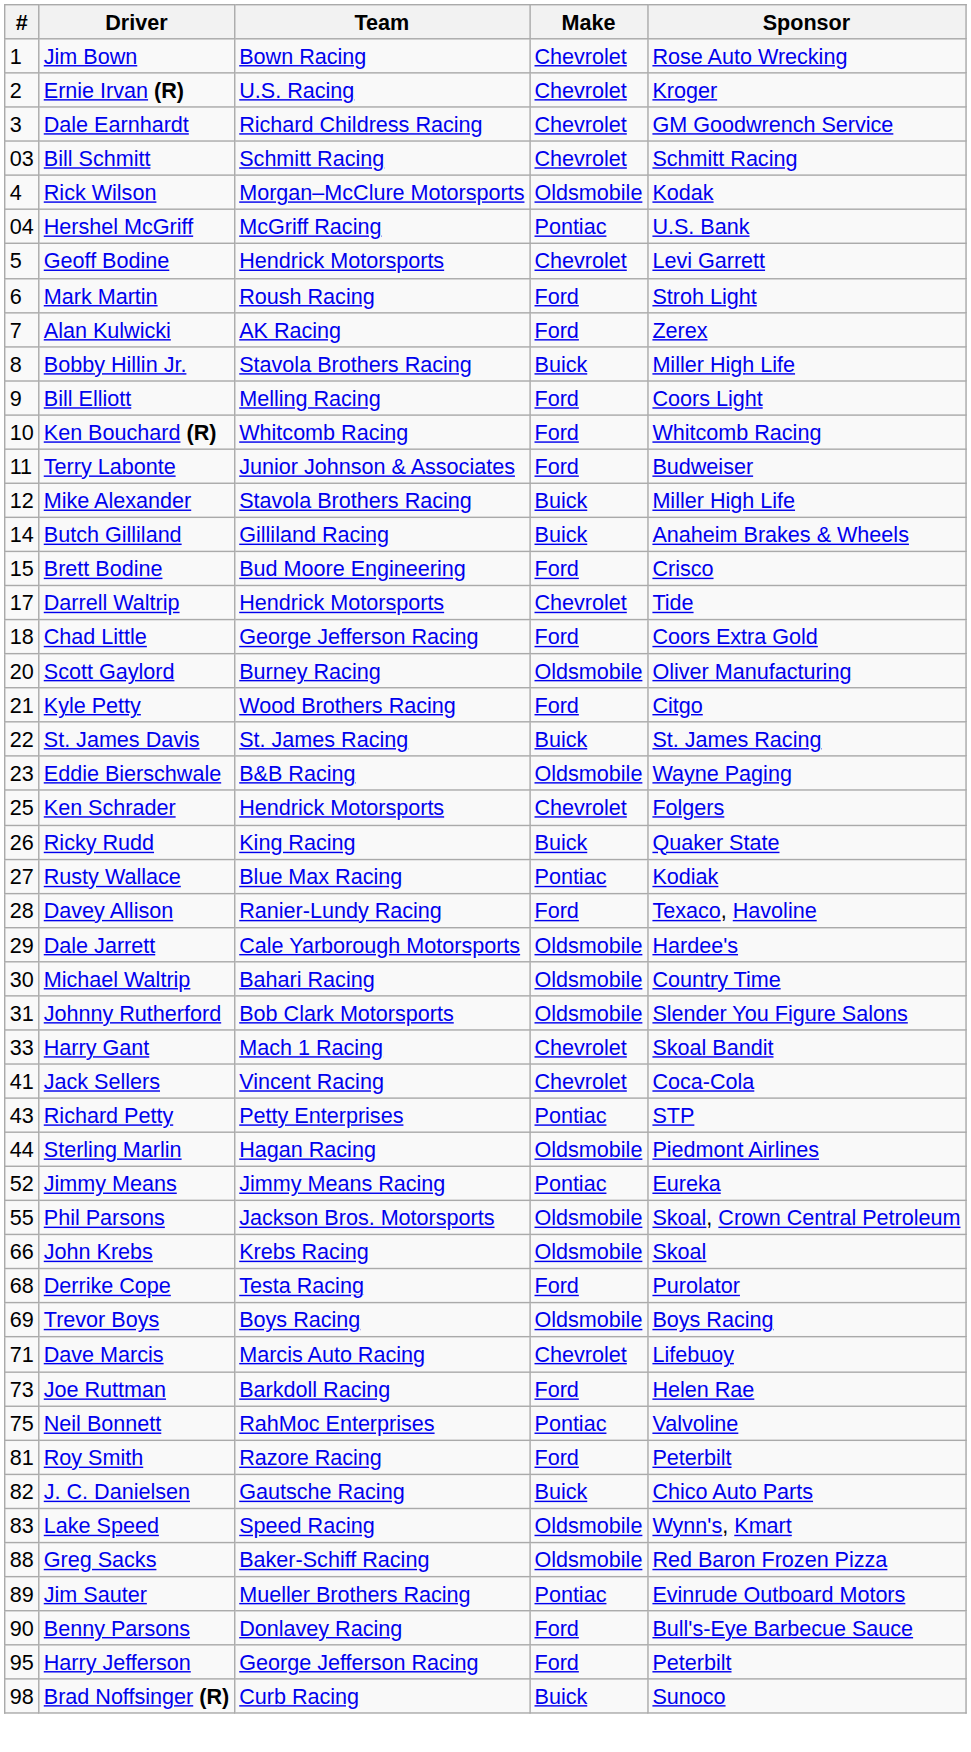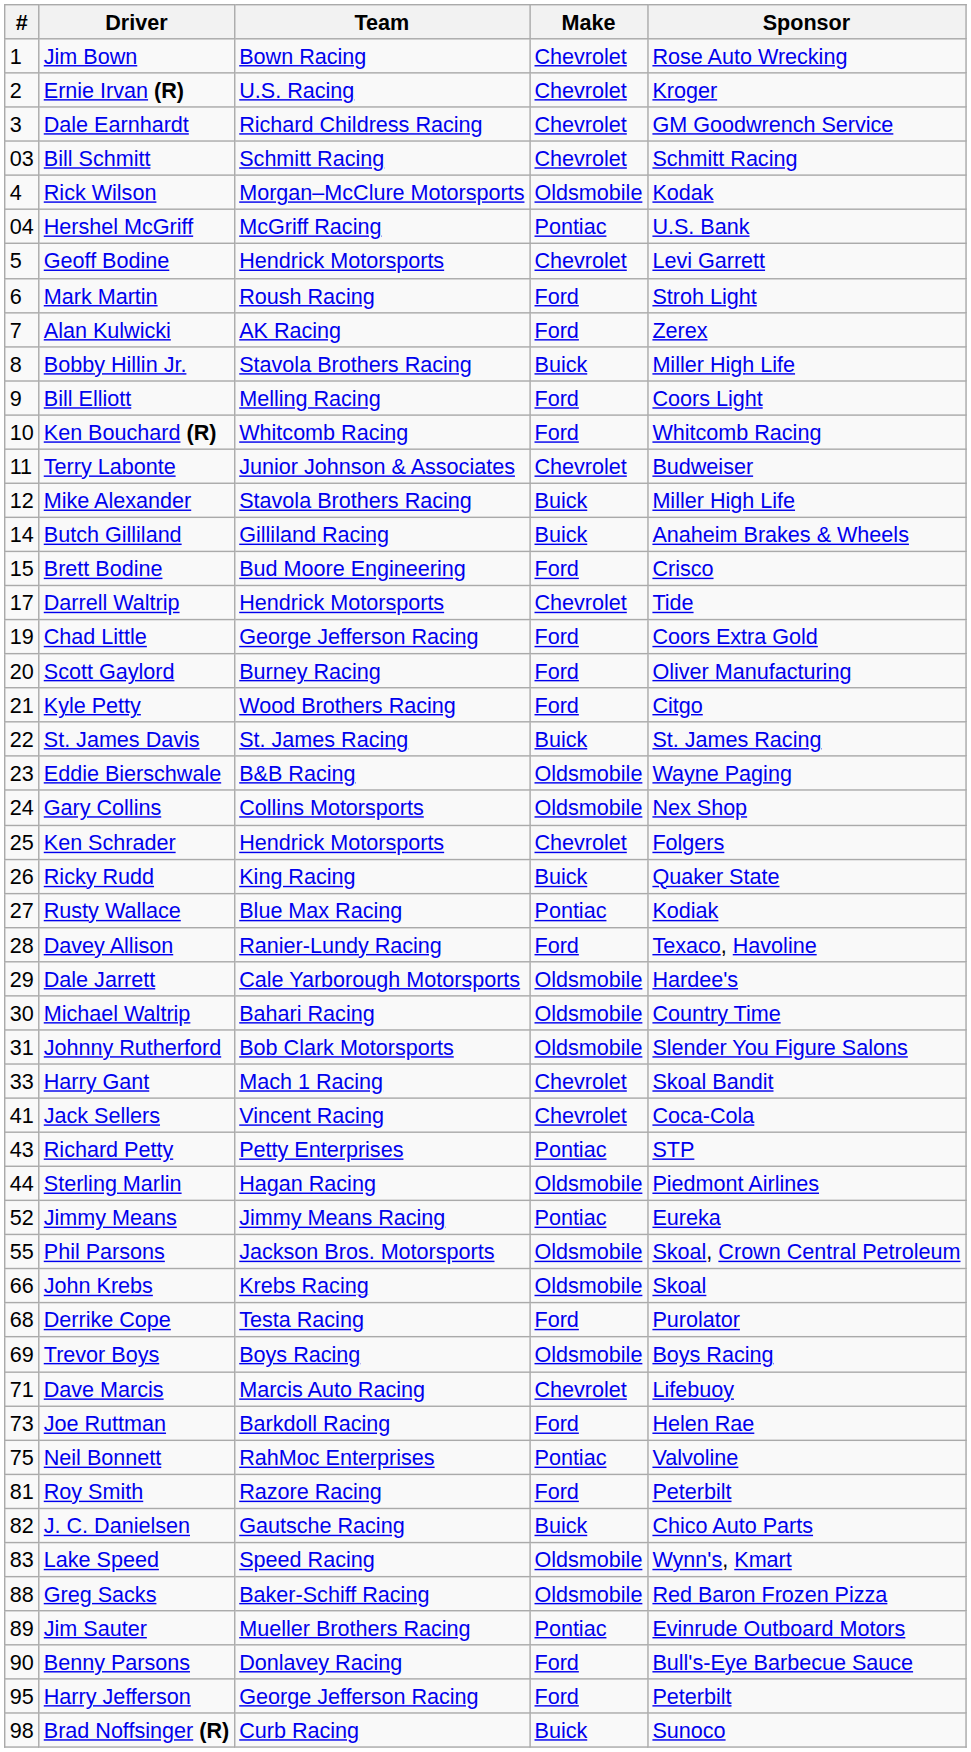(557, 466) Ford -> (581, 466) Chevrolet
(22, 637) 18 -> (22, 637) 19
(588, 671) Oldsmobile -> (557, 671) Ford
+ row: (102, 808)
